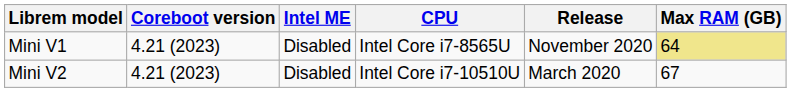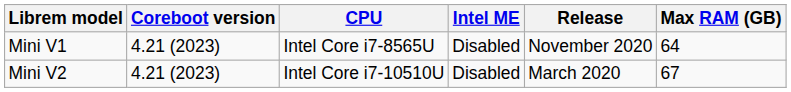columns swapped: (440, 18) <-> (317, 18)
(670, 45) khaki background -> (670, 45) no background
